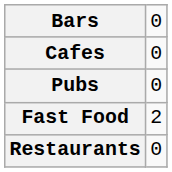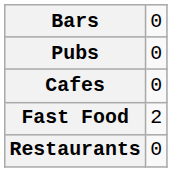rows swapped: (75, 86) <-> (75, 53)
